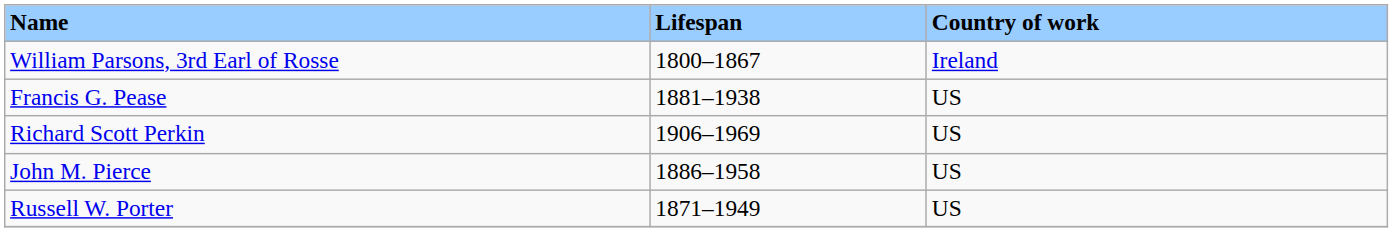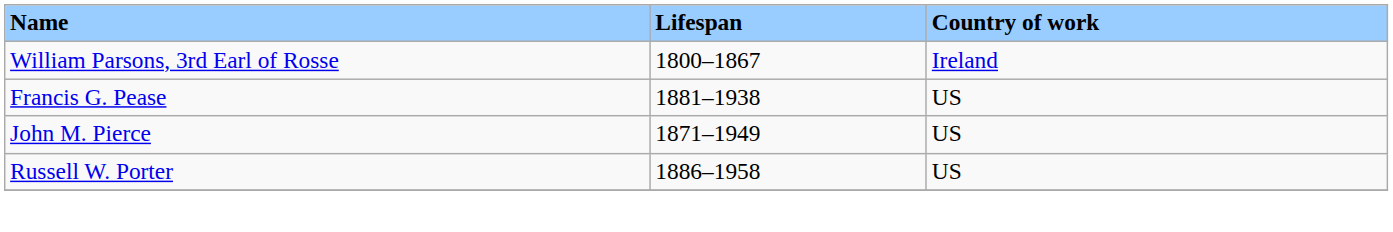- row: (107, 134)
(708, 171) 1886–1958 -> (708, 134) 1871–1949
(708, 208) 1871–1949 -> (708, 171) 1886–1958
